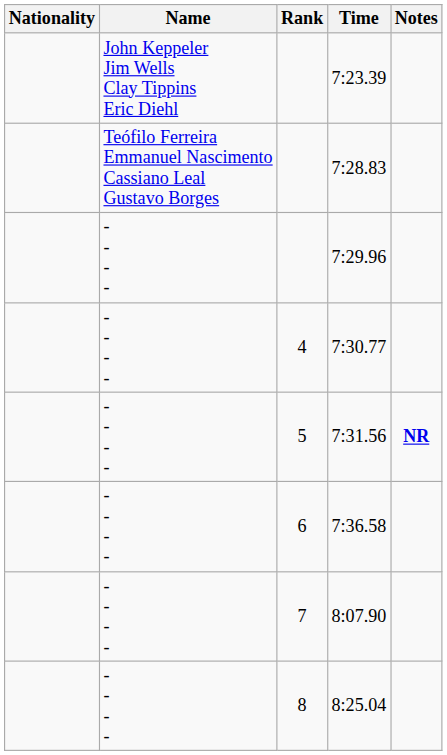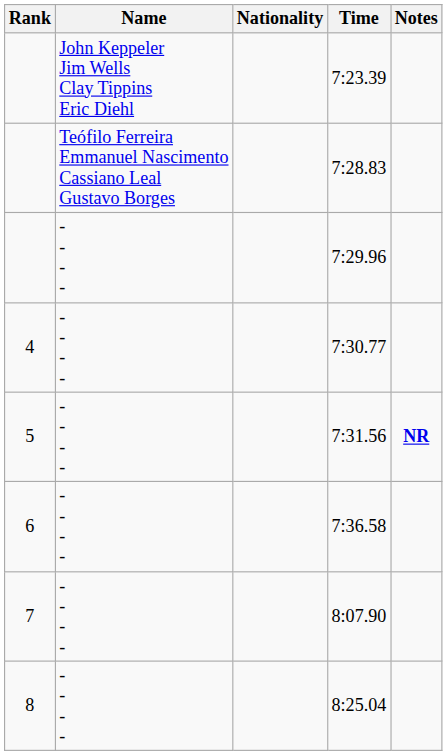columns swapped: (302, 18) <-> (52, 18)
